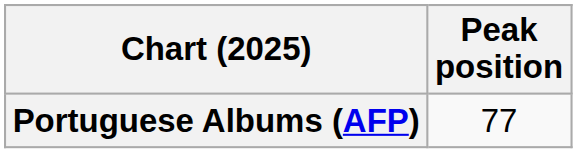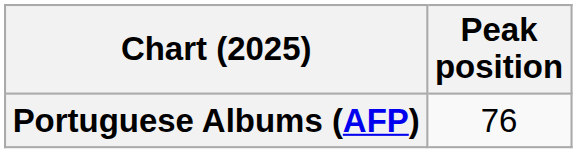(499, 119) 77 -> (499, 119) 76
